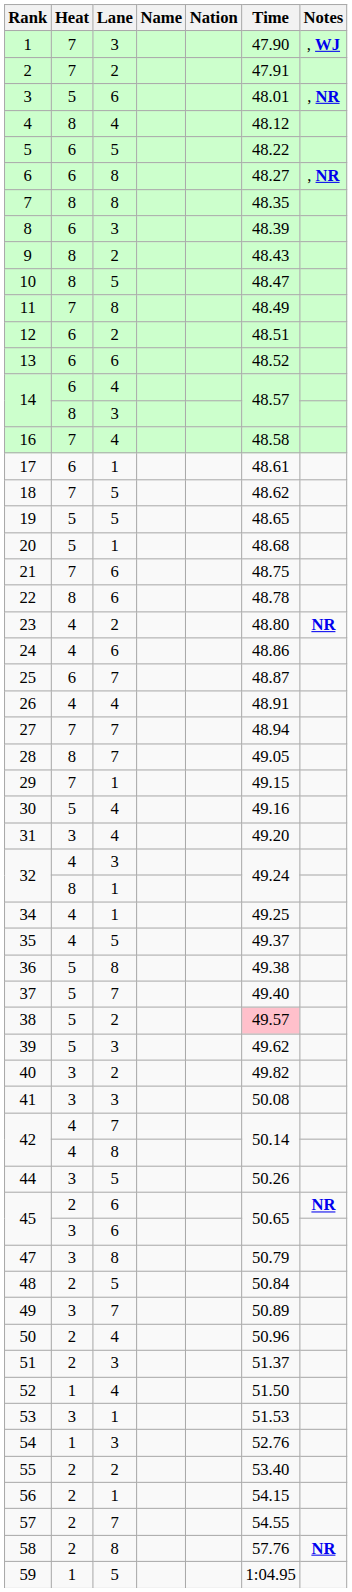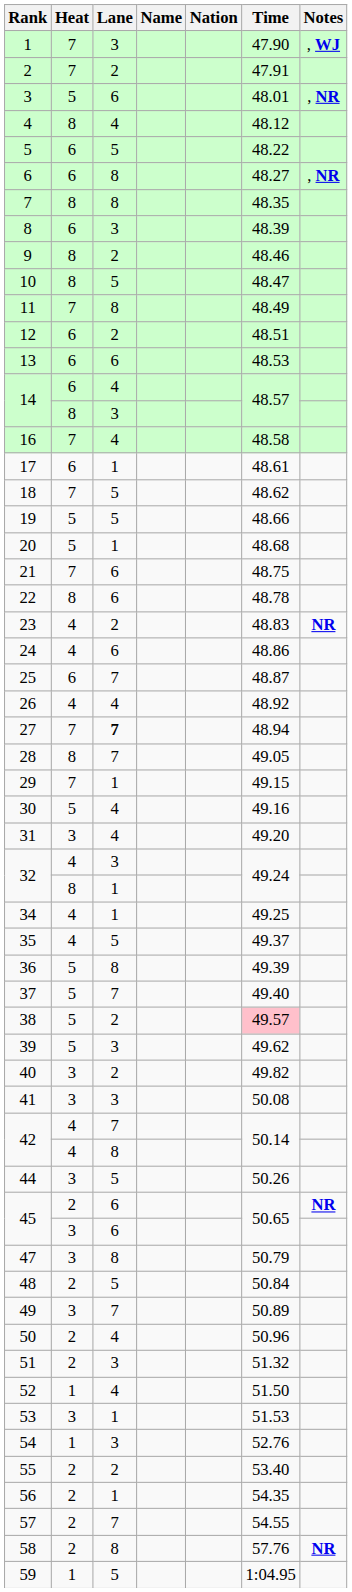(271, 255) 48.43 -> (271, 255) 48.46
(271, 360) 48.52 -> (271, 360) 48.53
(271, 519) 48.65 -> (271, 519) 48.66
(271, 624) 48.80 -> (271, 624) 48.83
(271, 703) 48.91 -> (271, 703) 48.92
(115, 730) normal -> (115, 730) bold
(271, 967) 49.38 -> (271, 967) 49.39
(271, 1363) 51.37 -> (271, 1363) 51.32
(271, 1495) 54.15 -> (271, 1495) 54.35
